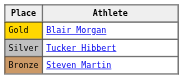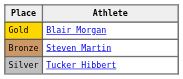rows swapped: (24, 48) <-> (24, 65)
